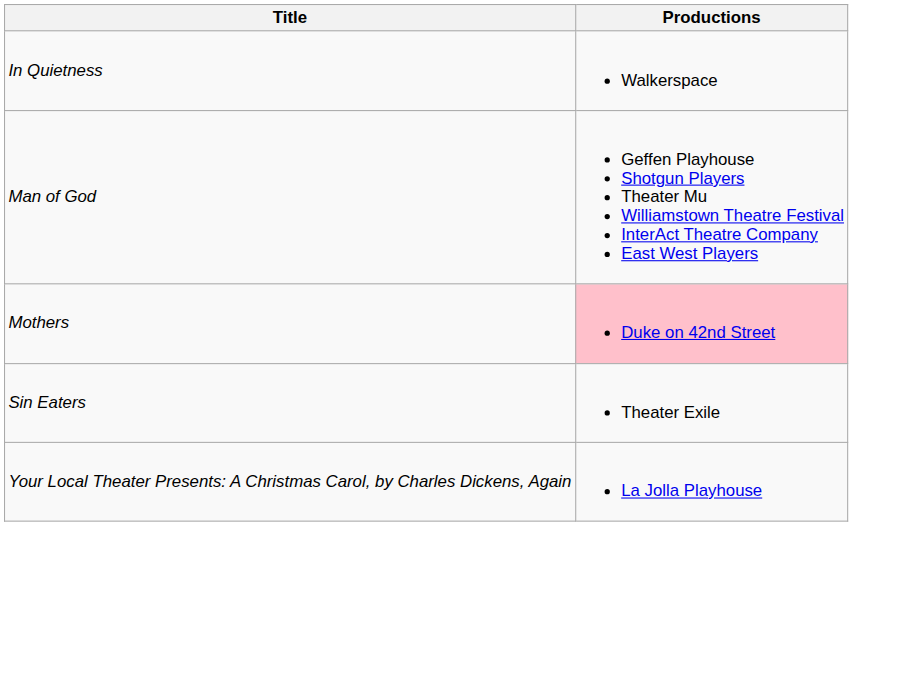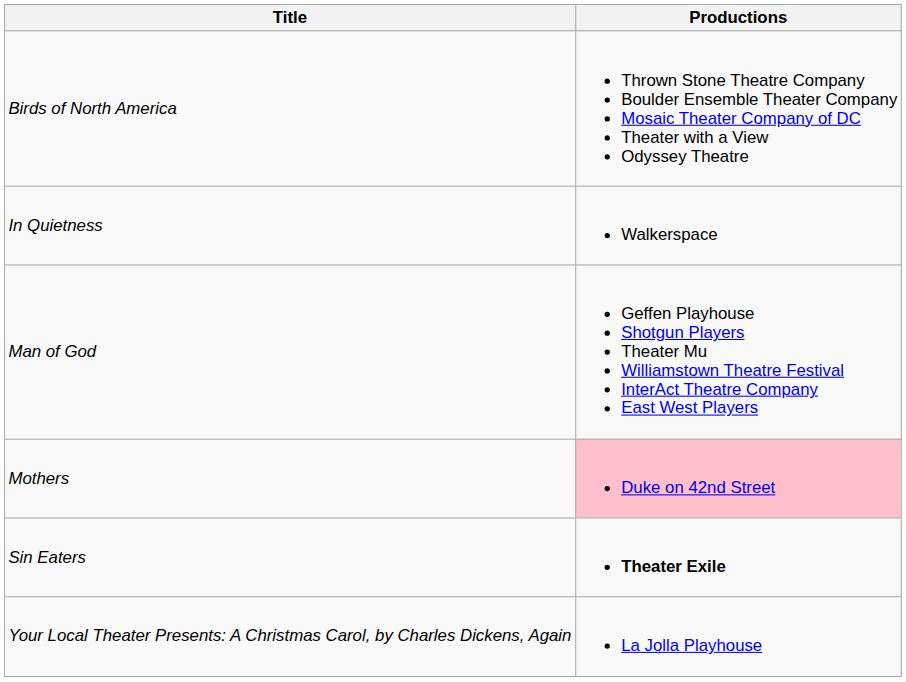+ row: (93, 108)
(712, 412) normal -> (738, 567) bold
